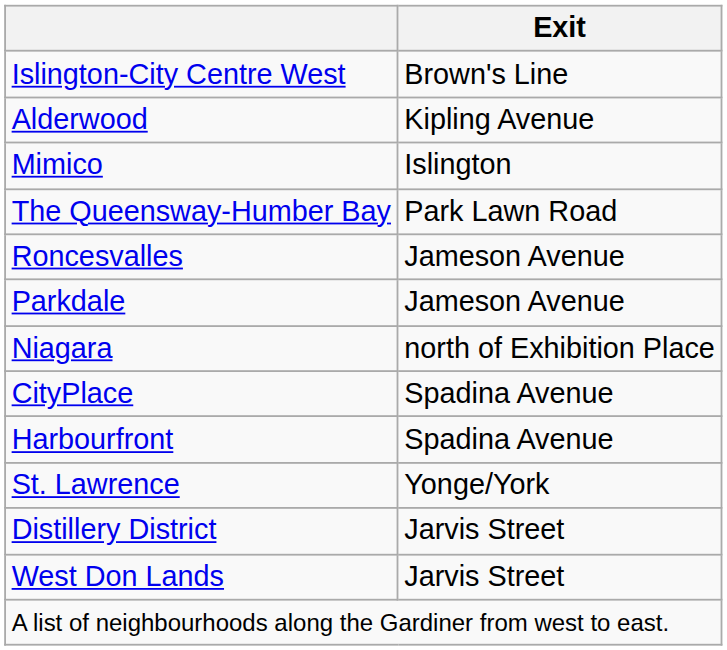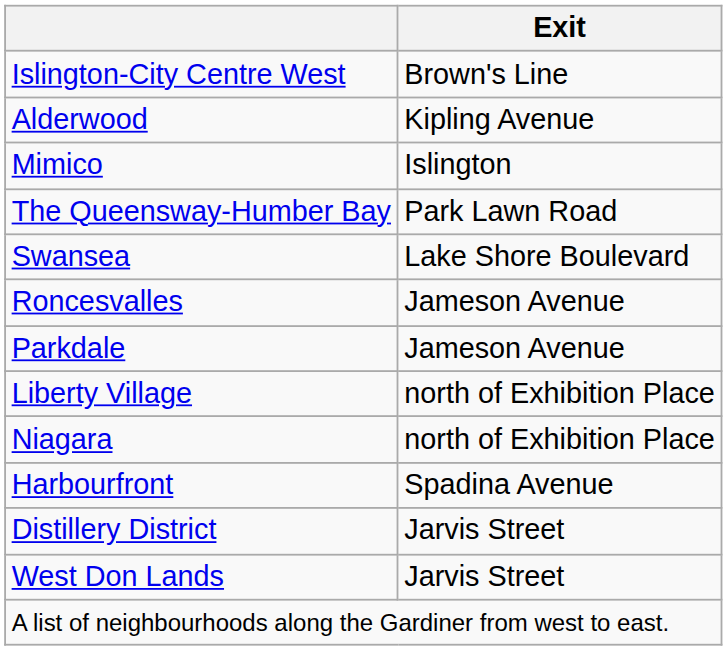+ row: (71, 256)
+ row: (102, 393)
- row: (72, 393)
- row: (96, 484)
